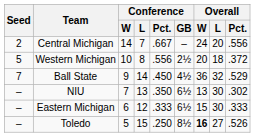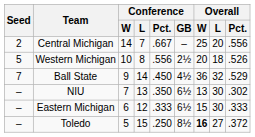(202, 44) 24 -> (202, 44) 25
(238, 60) .372 -> (238, 60) .526
(238, 124) .526 -> (238, 124) .372
